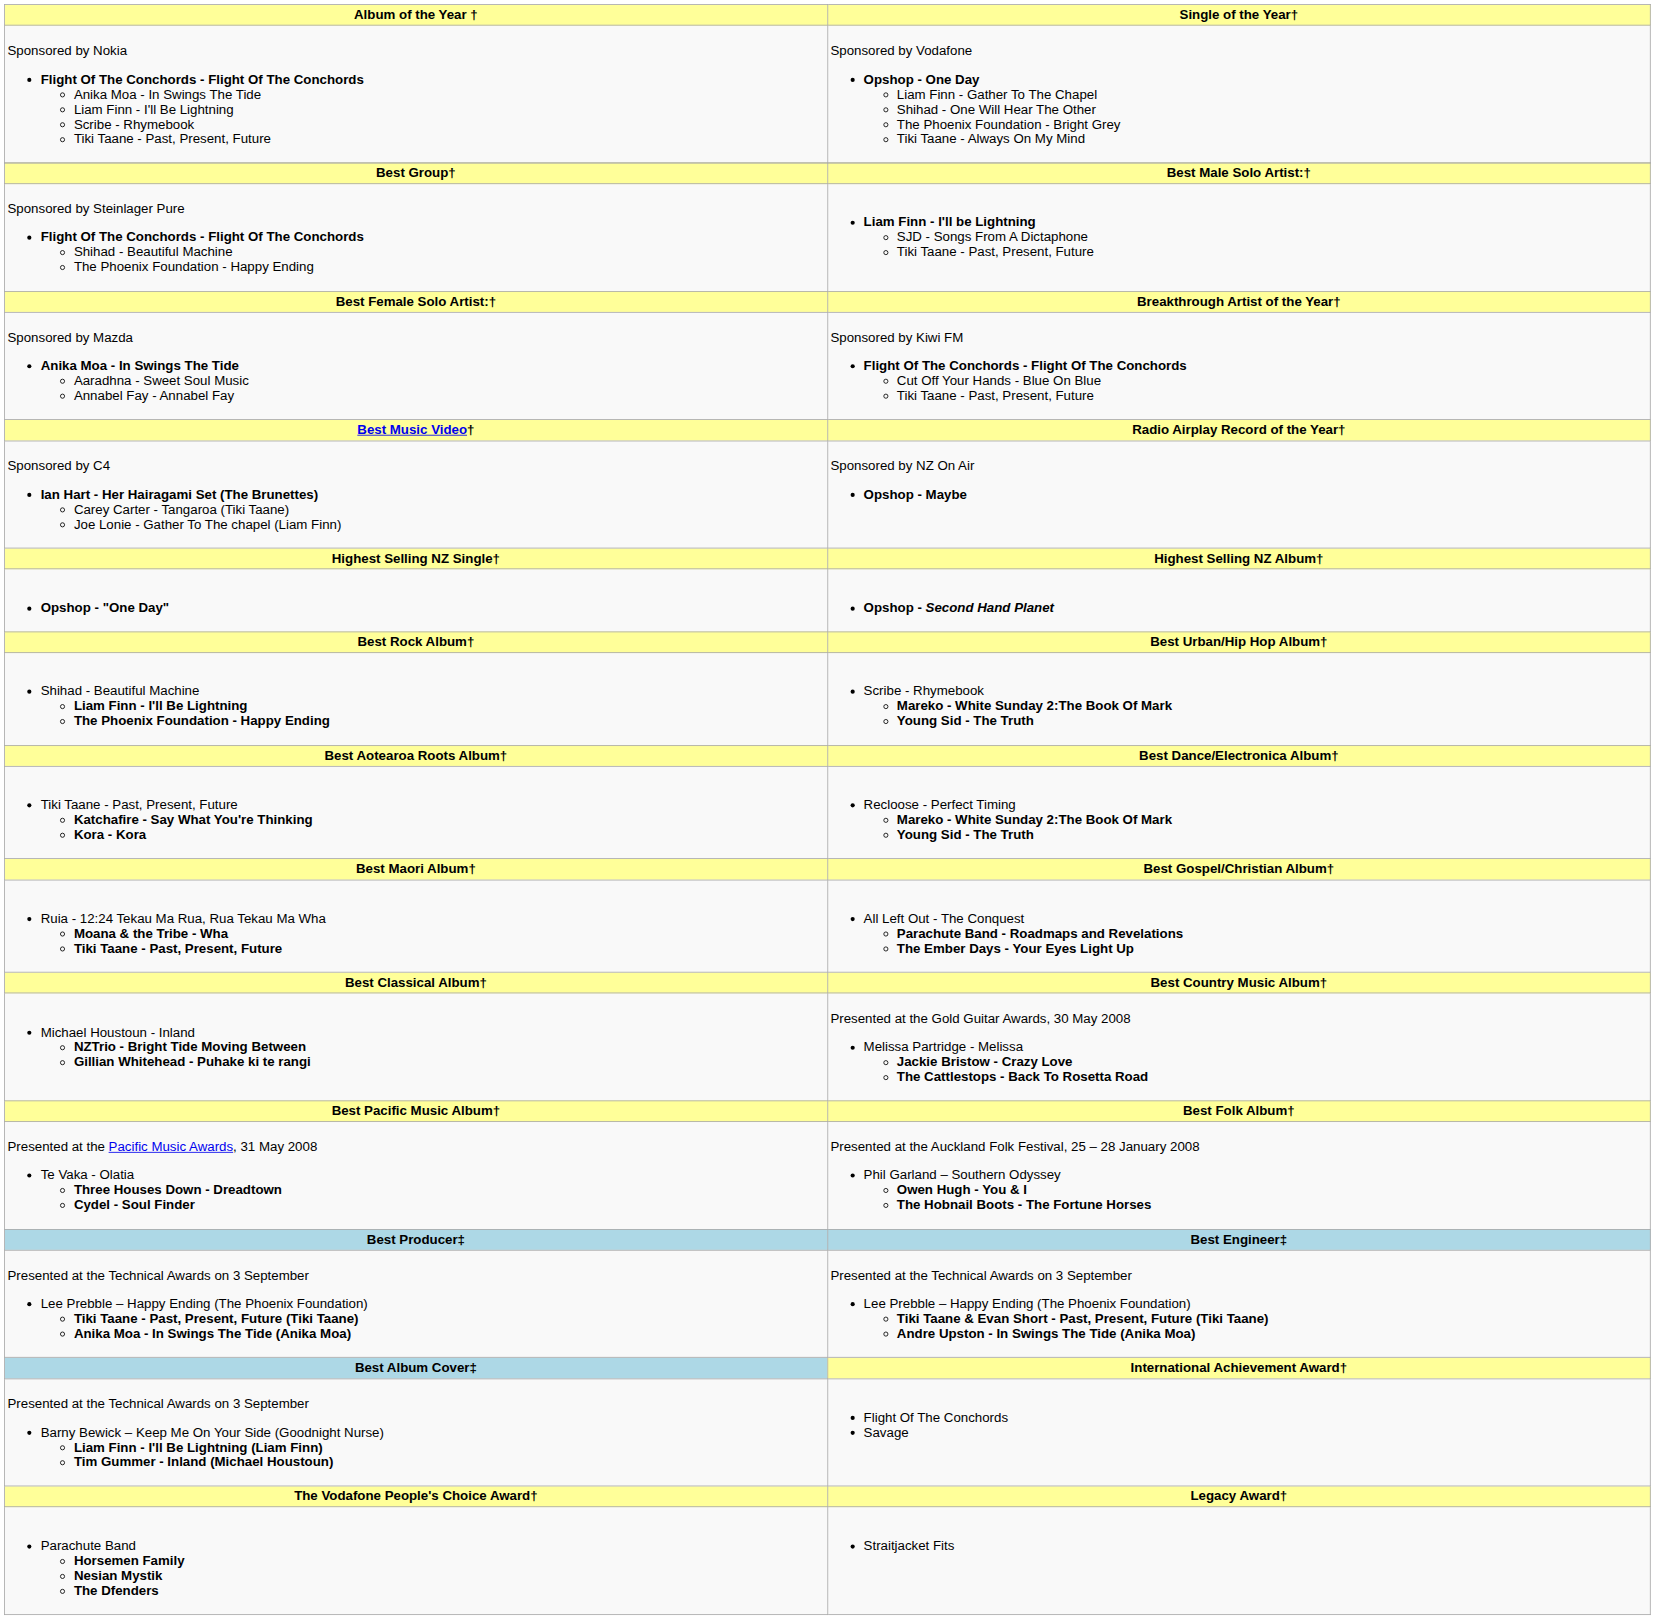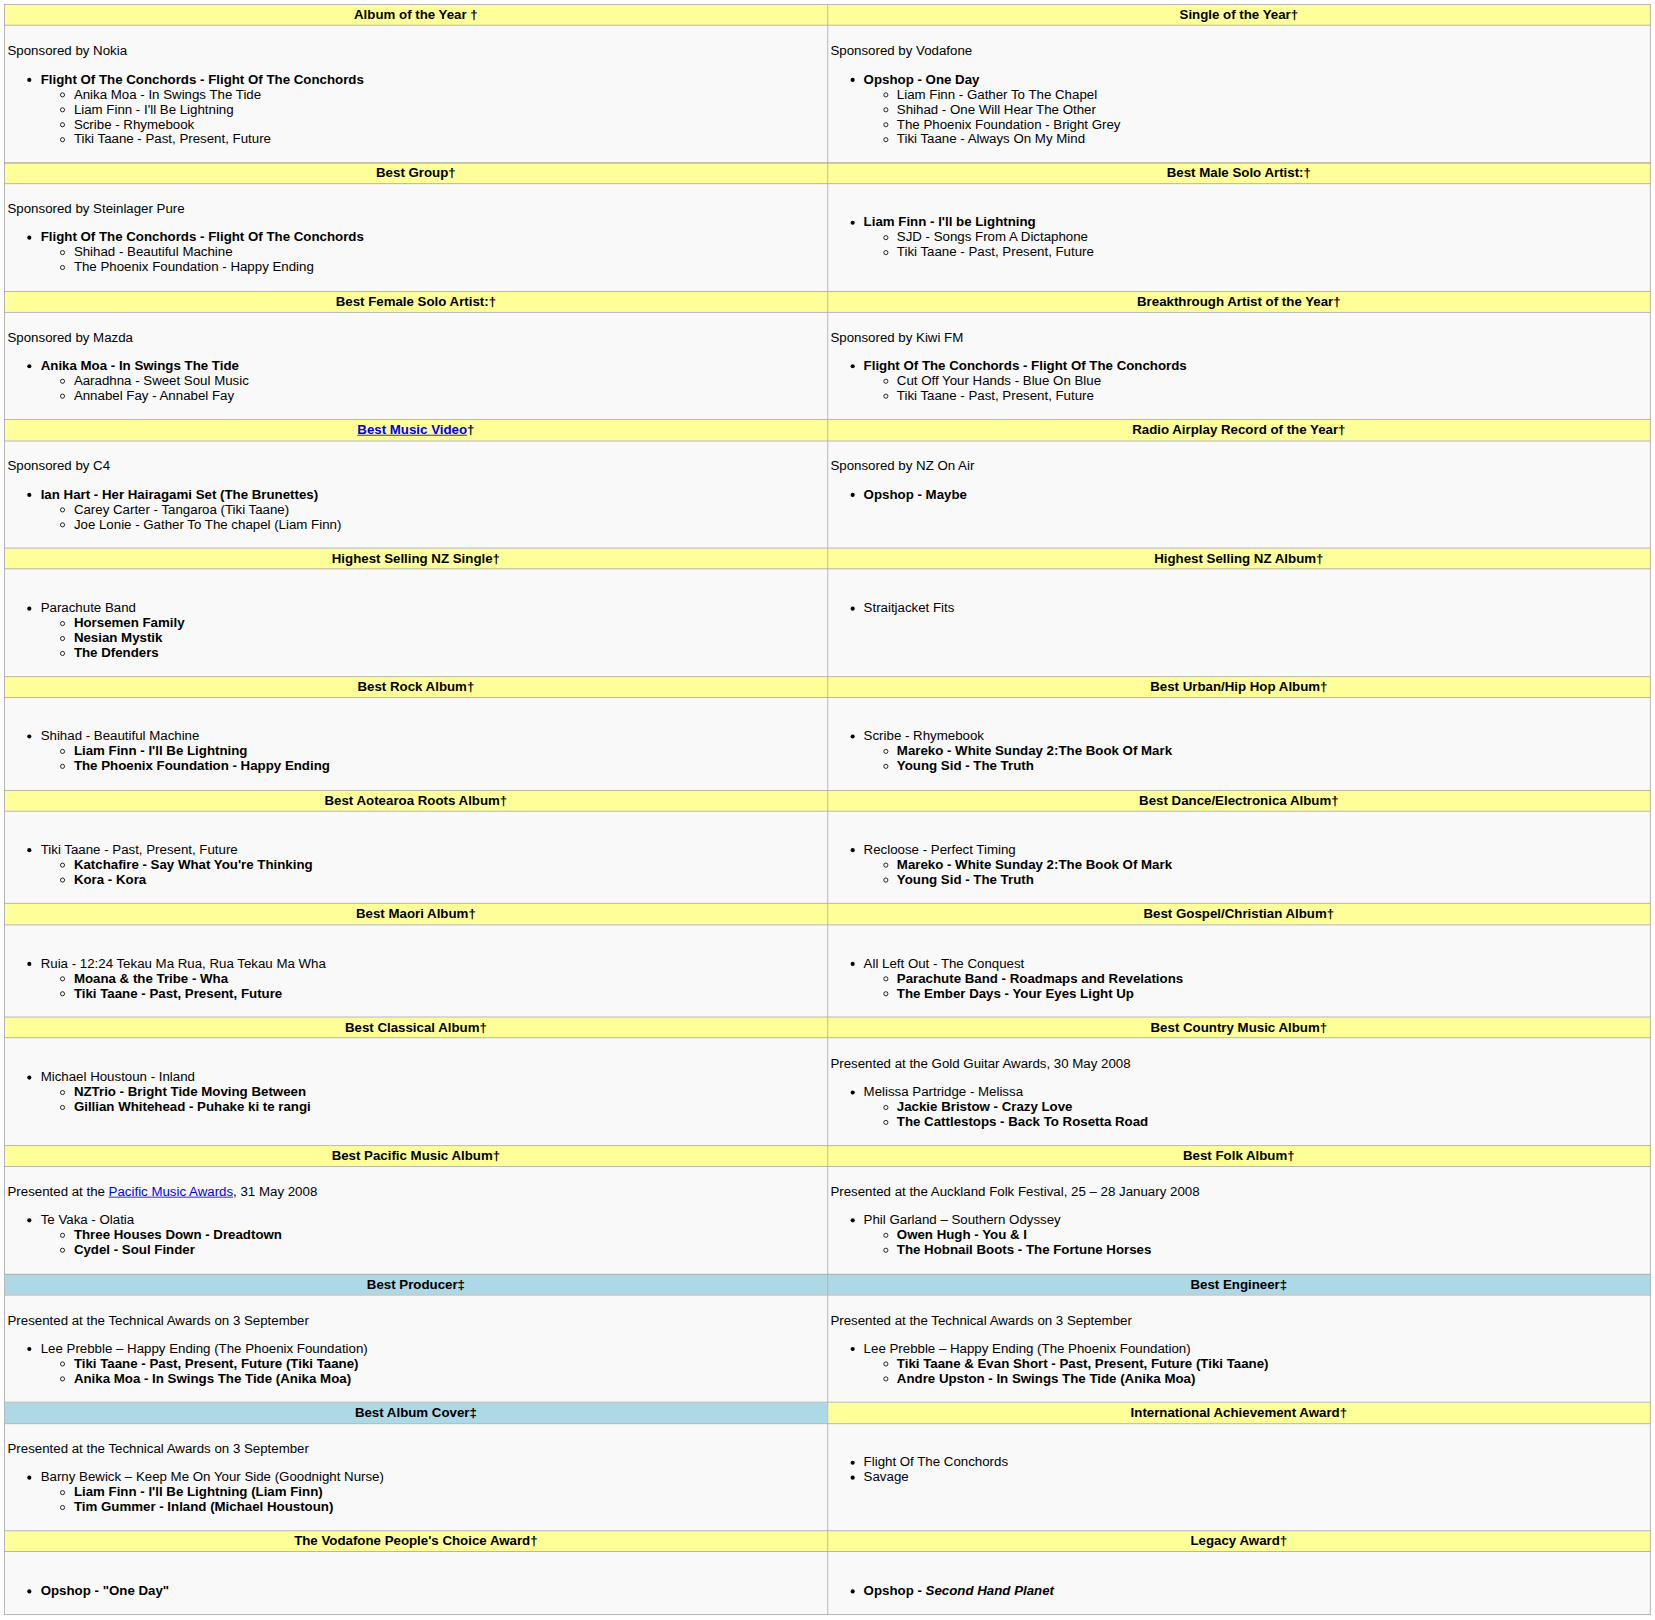rows swapped: (416, 608) <-> (416, 1568)
